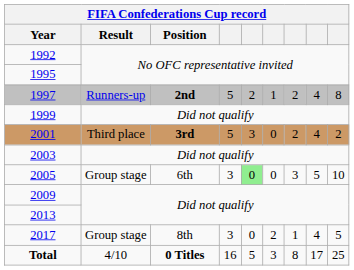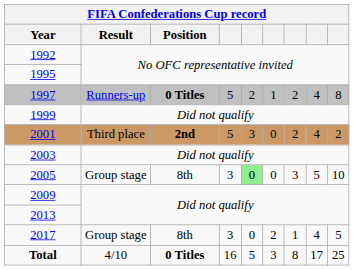(185, 94) 2nd -> (185, 94) 0 Titles
(185, 134) 3rd -> (185, 134) 2nd
(185, 174) 6th -> (185, 174) 8th
